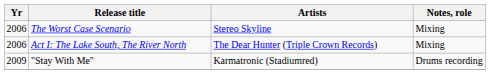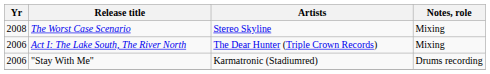(16, 29) 2006 -> (16, 29) 2008
(16, 61) 2009 -> (16, 61) 2006
